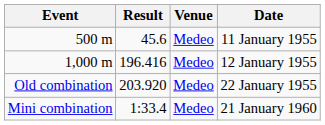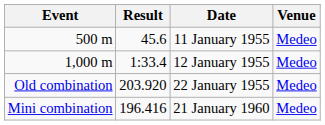columns swapped: (269, 16) <-> (194, 16)
(143, 62) 196.416 -> (148, 62) 1:33.4
(148, 108) 1:33.4 -> (143, 108) 196.416
